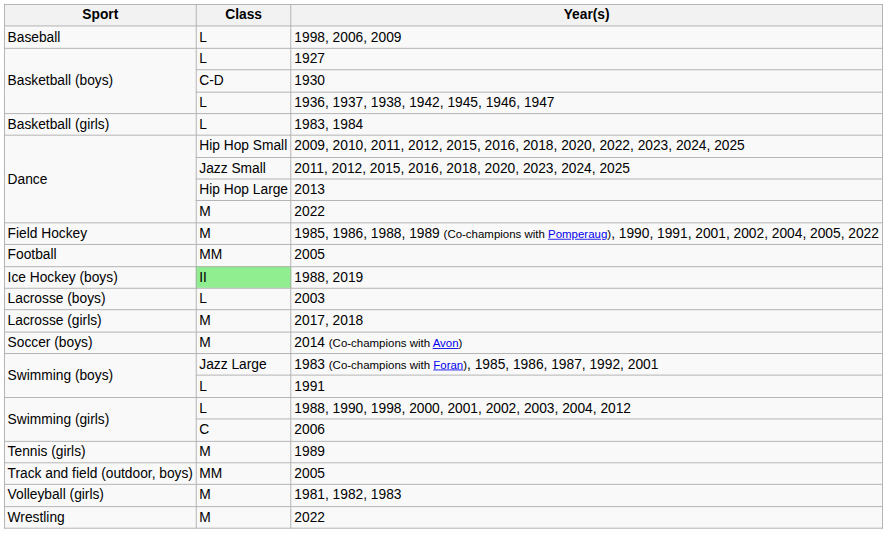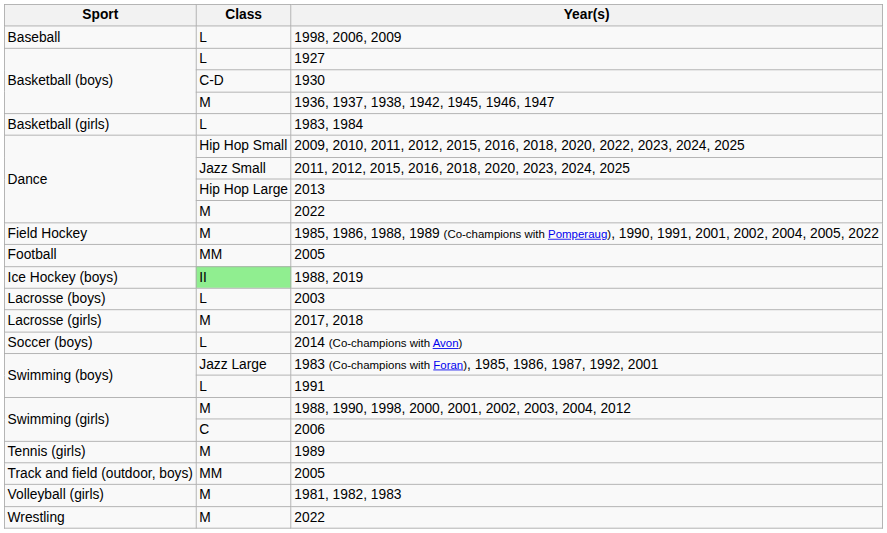(203, 102) L -> (205, 102) M
(205, 342) M -> (203, 342) L
(203, 408) L -> (205, 408) M
